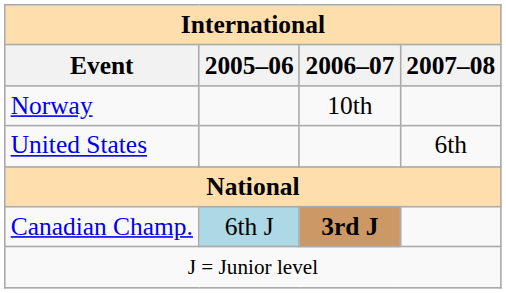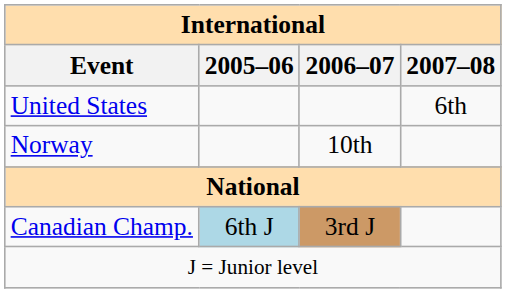rows swapped: (52, 105) <-> (79, 145)
(350, 226) bold -> (350, 226) normal
